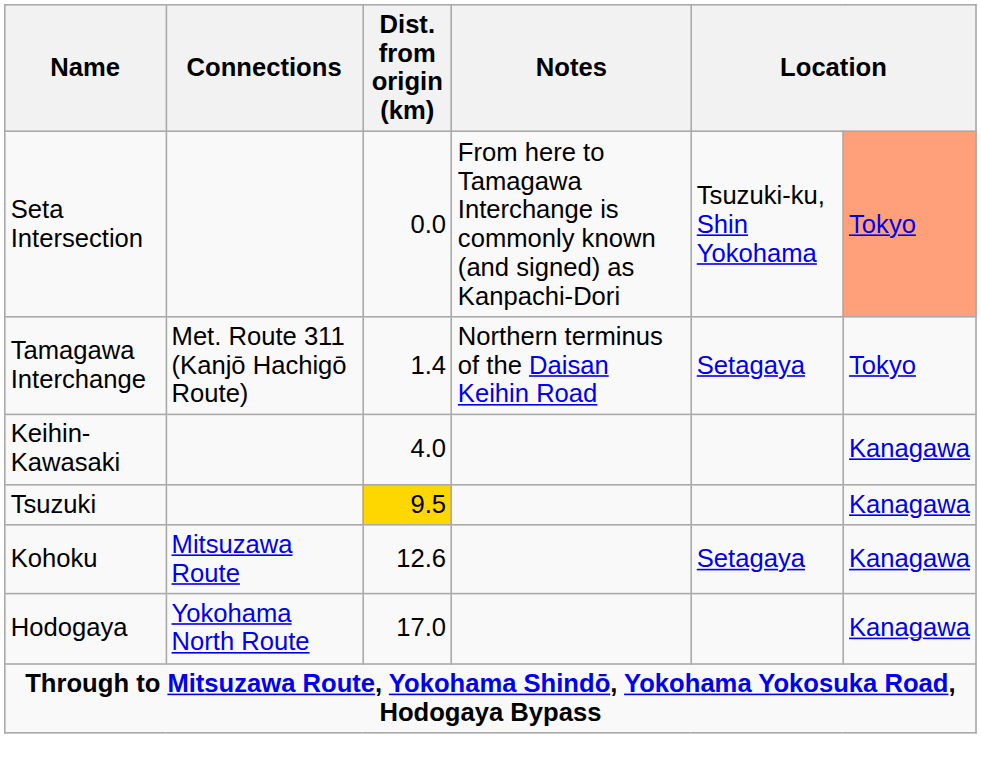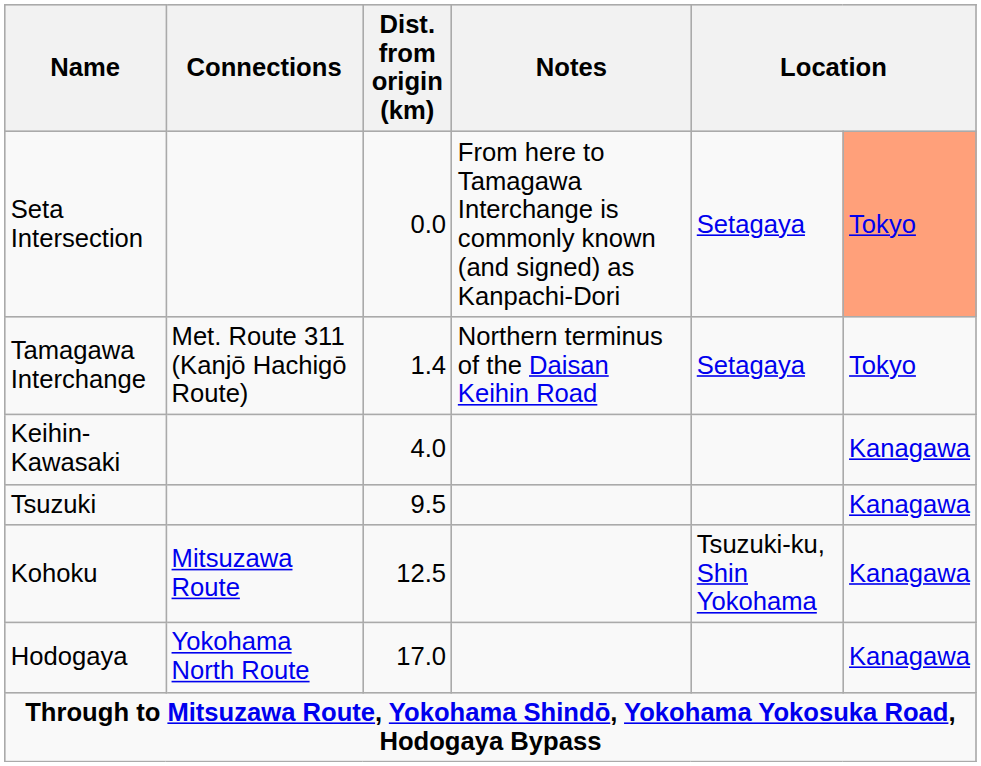(761, 223) Tsuzuki-ku, Shin Yokohama -> (751, 223) Setagaya
(428, 504) gold background -> (428, 504) no background
(421, 559) 12.6 -> (421, 573) 12.5
(751, 559) Setagaya -> (761, 573) Tsuzuki-ku, Shin Yokohama
